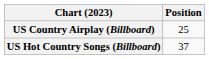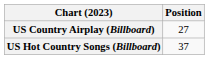(184, 29) 25 -> (184, 29) 27
